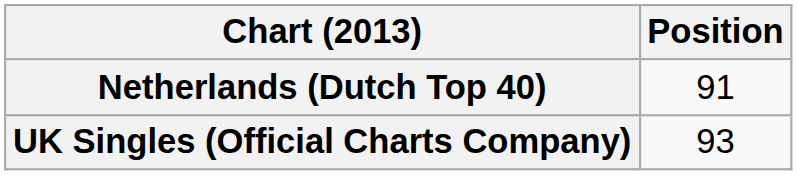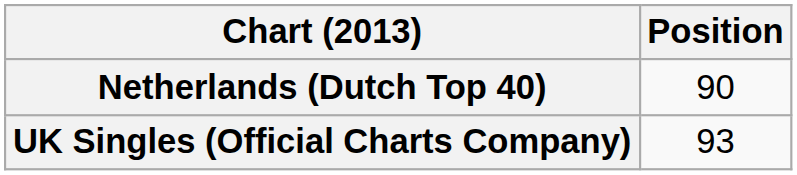(715, 86) 91 -> (715, 86) 90
